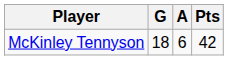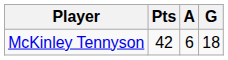columns swapped: (160, 17) <-> (208, 17)
